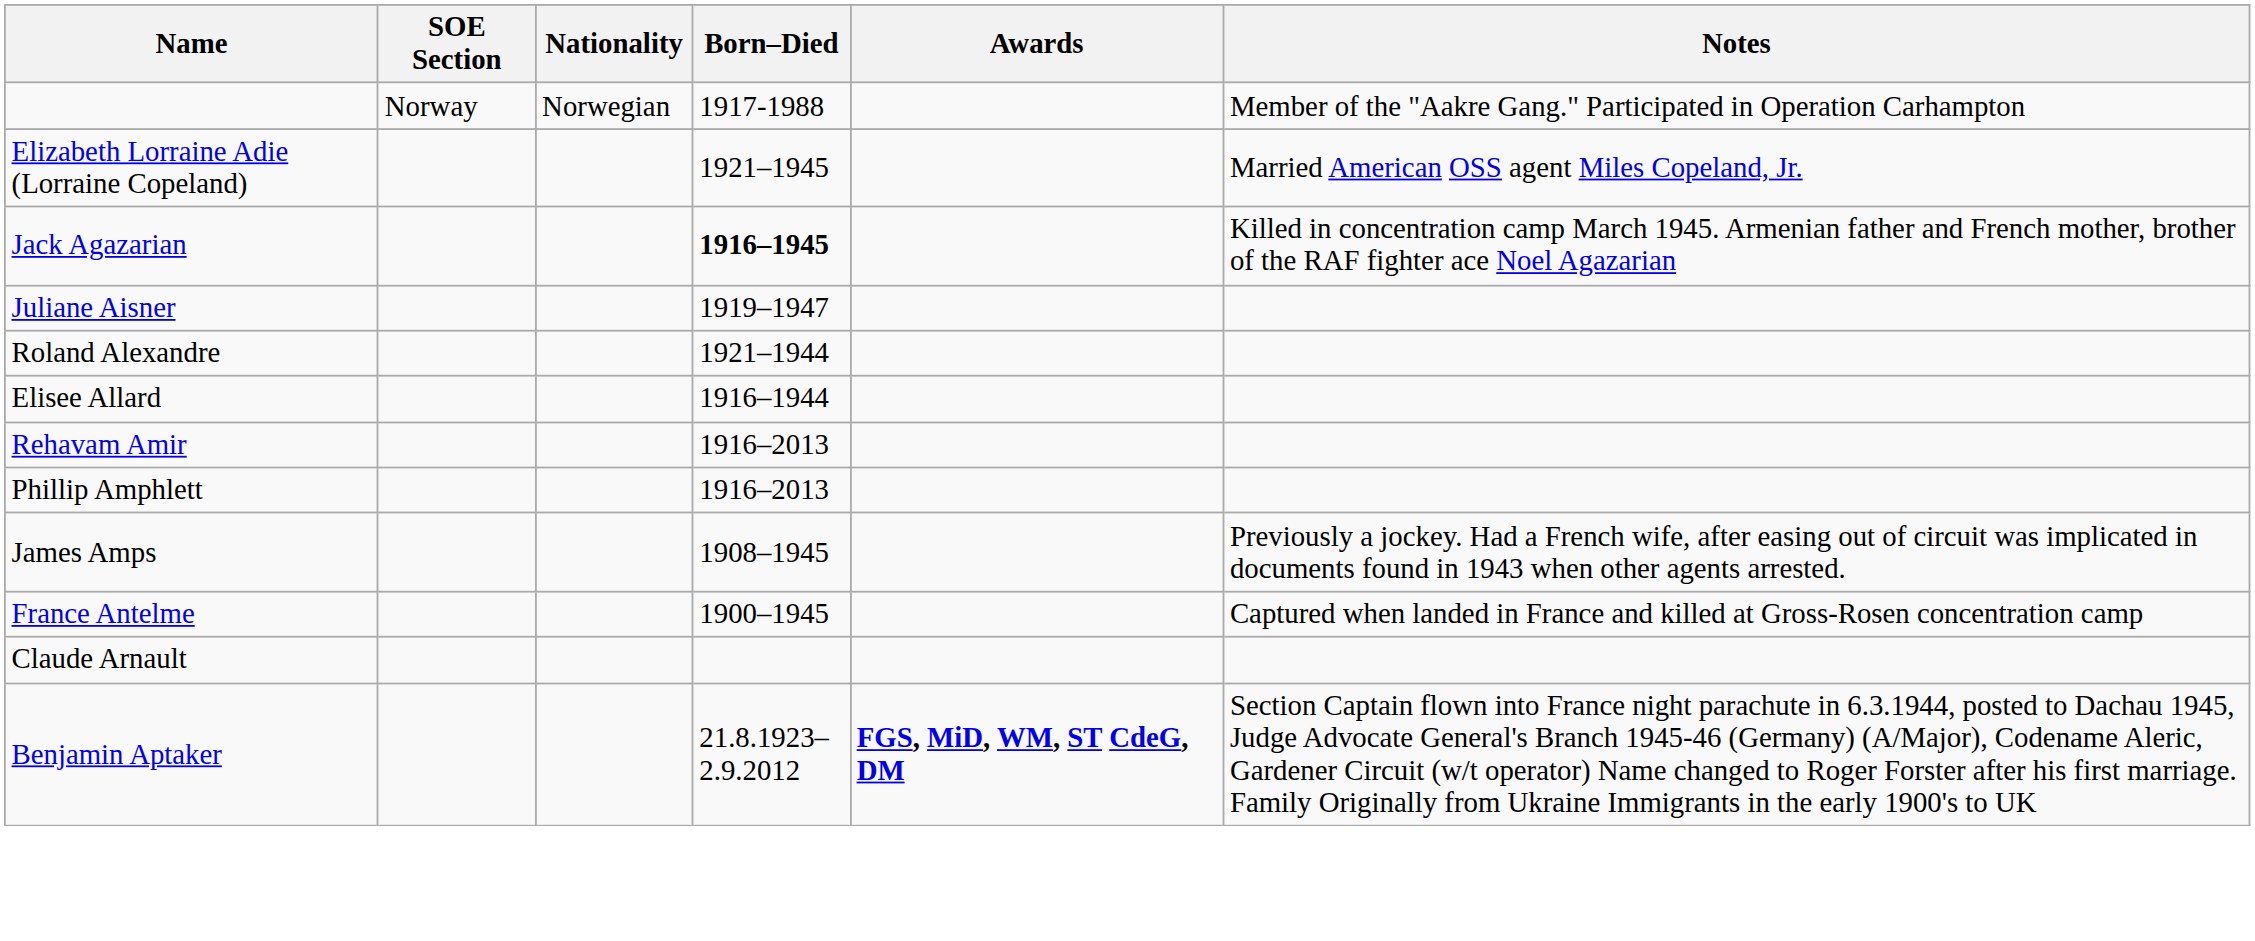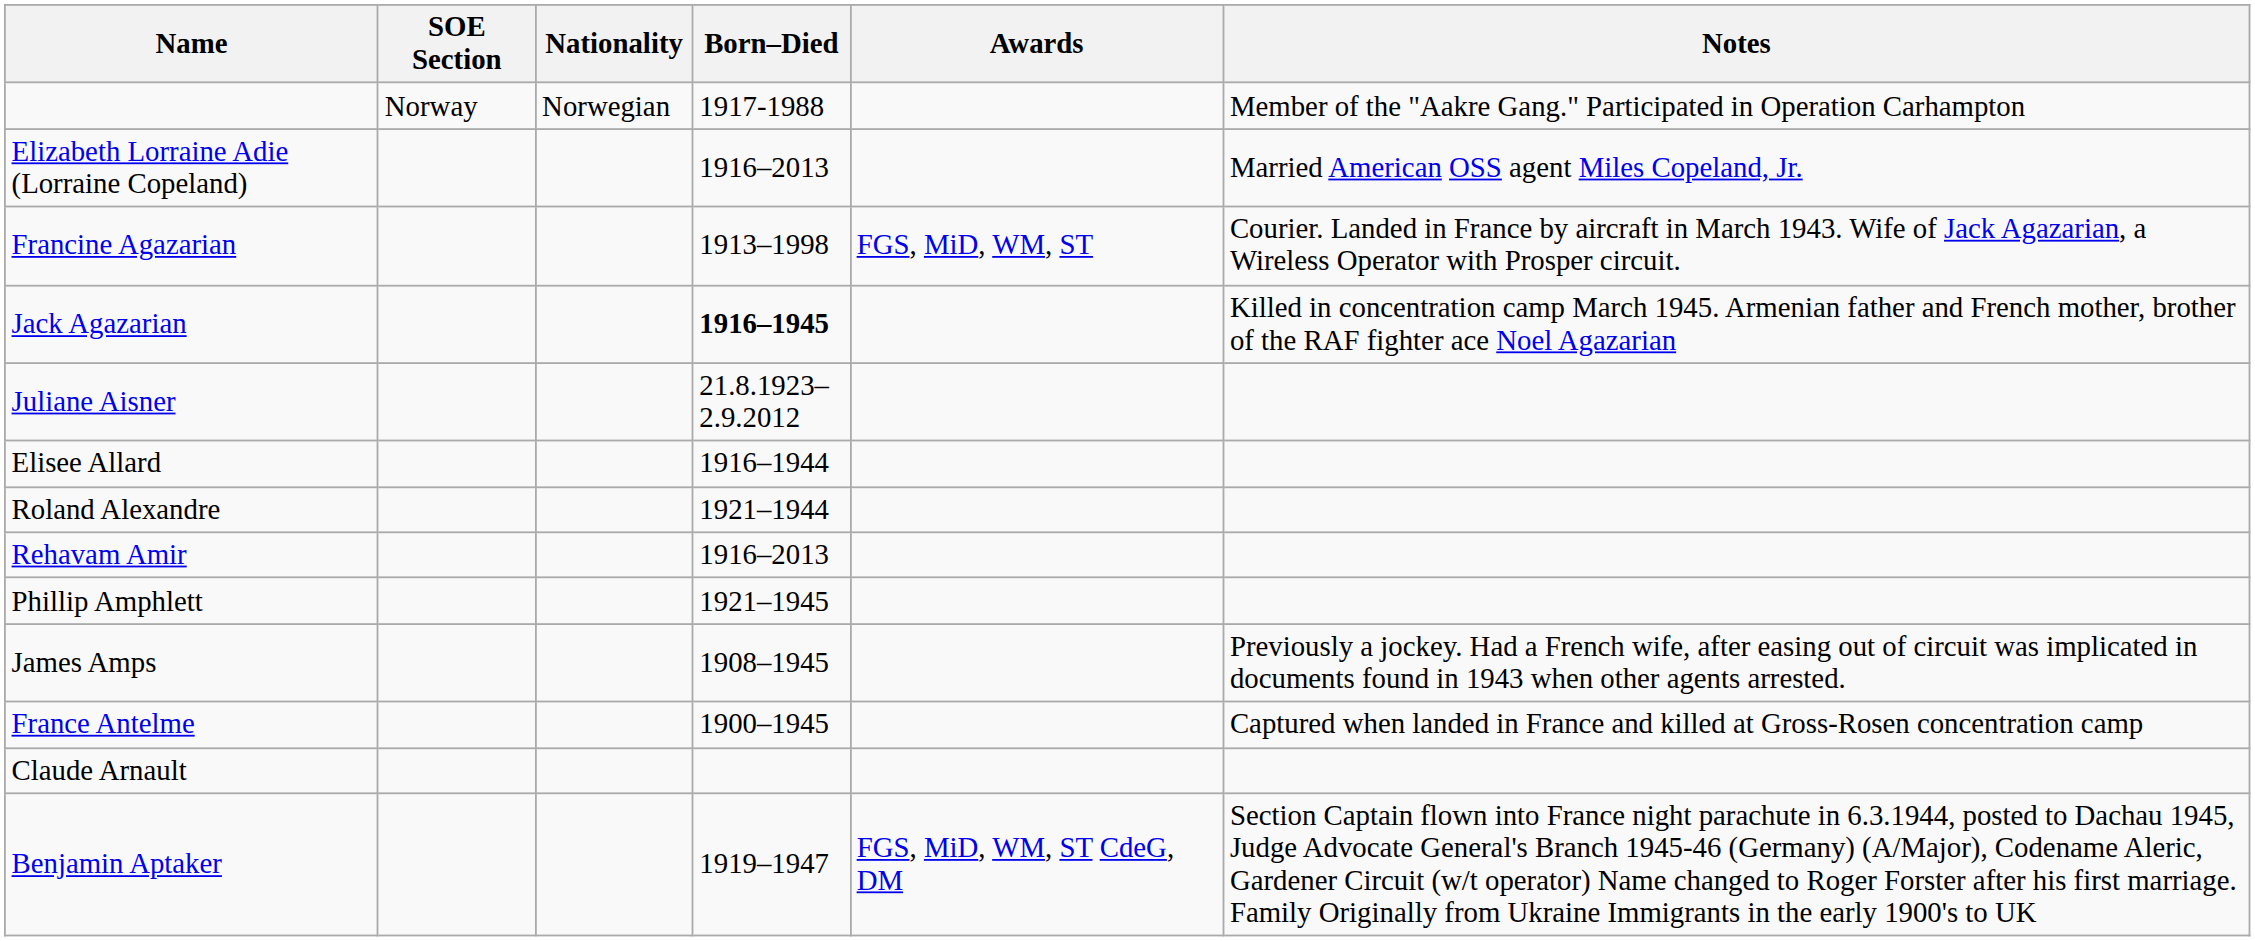(764, 167) 1921–1945 -> (764, 167) 1916–2013
+ row: (124, 245)
(764, 307) 1919–1947 -> (764, 401) 21.8.1923–2.9.2012
rows swapped: (116, 352) <-> (86, 398)
(764, 489) 1916–2013 -> (764, 600) 1921–1945
(764, 753) 21.8.1923–2.9.2012 -> (764, 864) 1919–1947
(1023, 753) bold -> (1015, 864) normal
